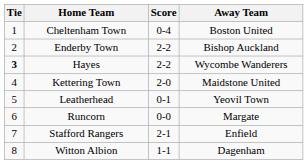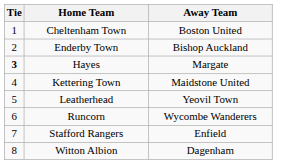- column: (164, 13)
(241, 64) Wycombe Wanderers -> (210, 64) Margate
(241, 116) Margate -> (210, 116) Wycombe Wanderers
